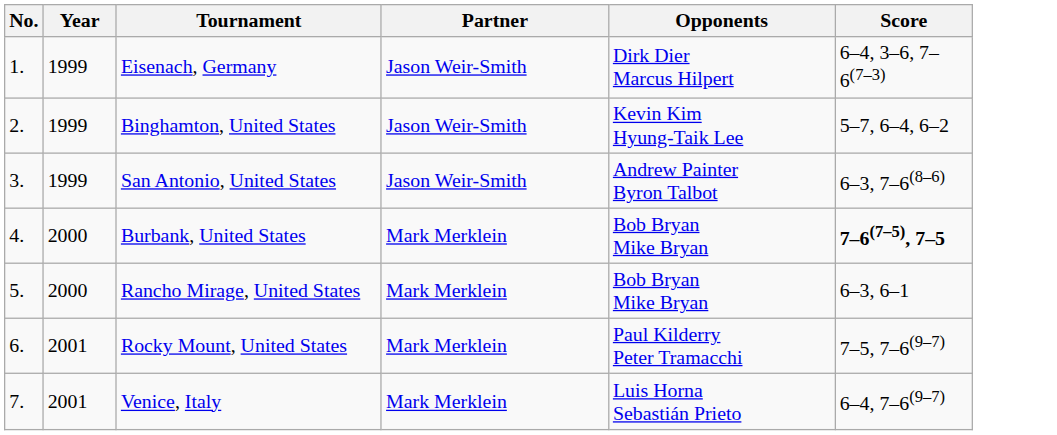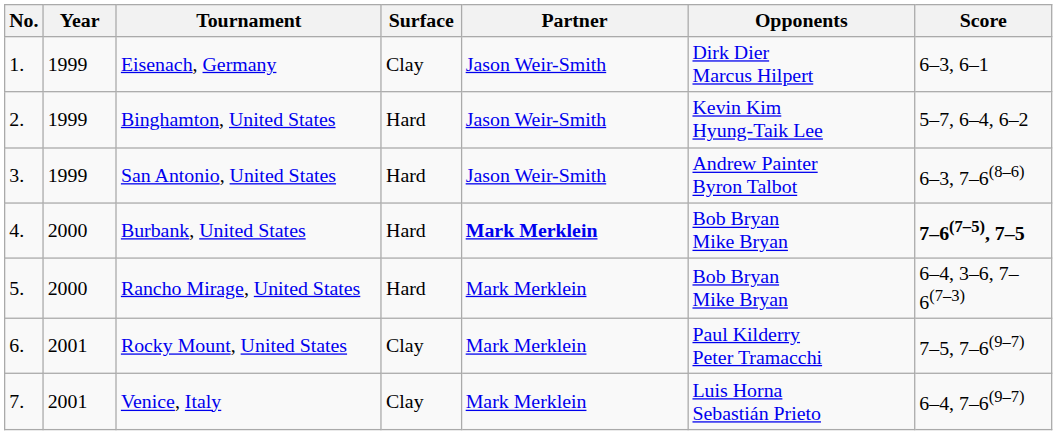+ column: (421, 20)
(889, 66) 6–4, 3–6, 7–6(7–3) -> (954, 63) 6–3, 6–1
(446, 235) normal -> (532, 229) bold
(874, 290) 6–3, 6–1 -> (969, 287) 6–4, 3–6, 7–6(7–3)
